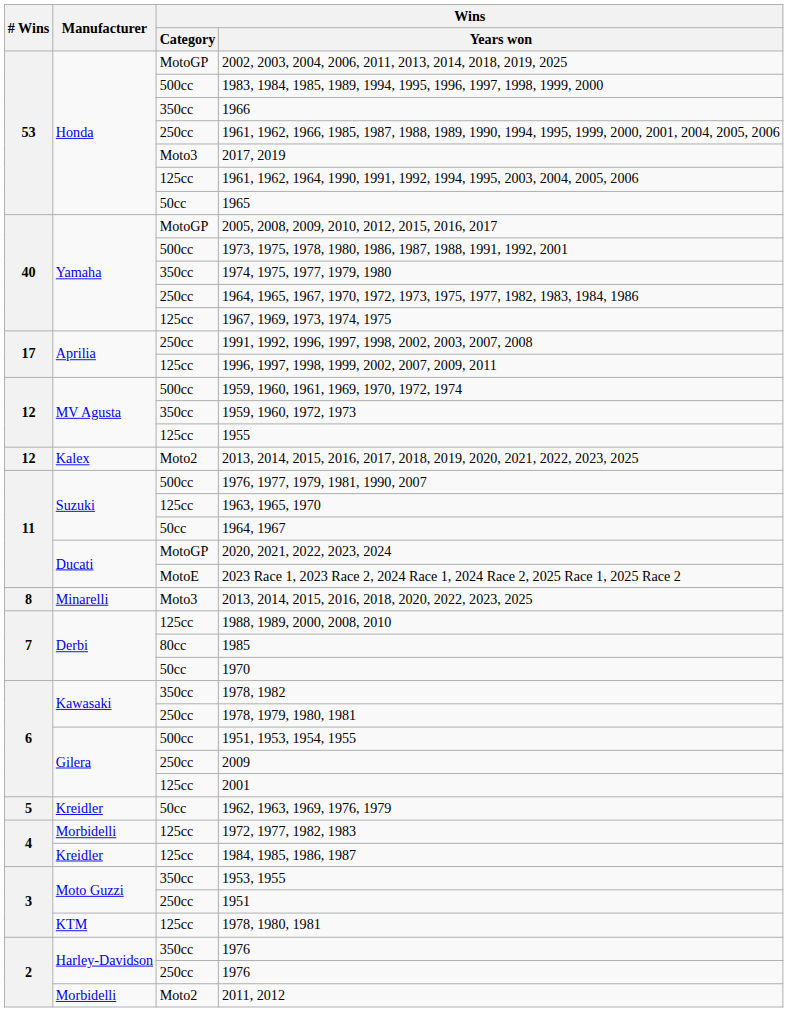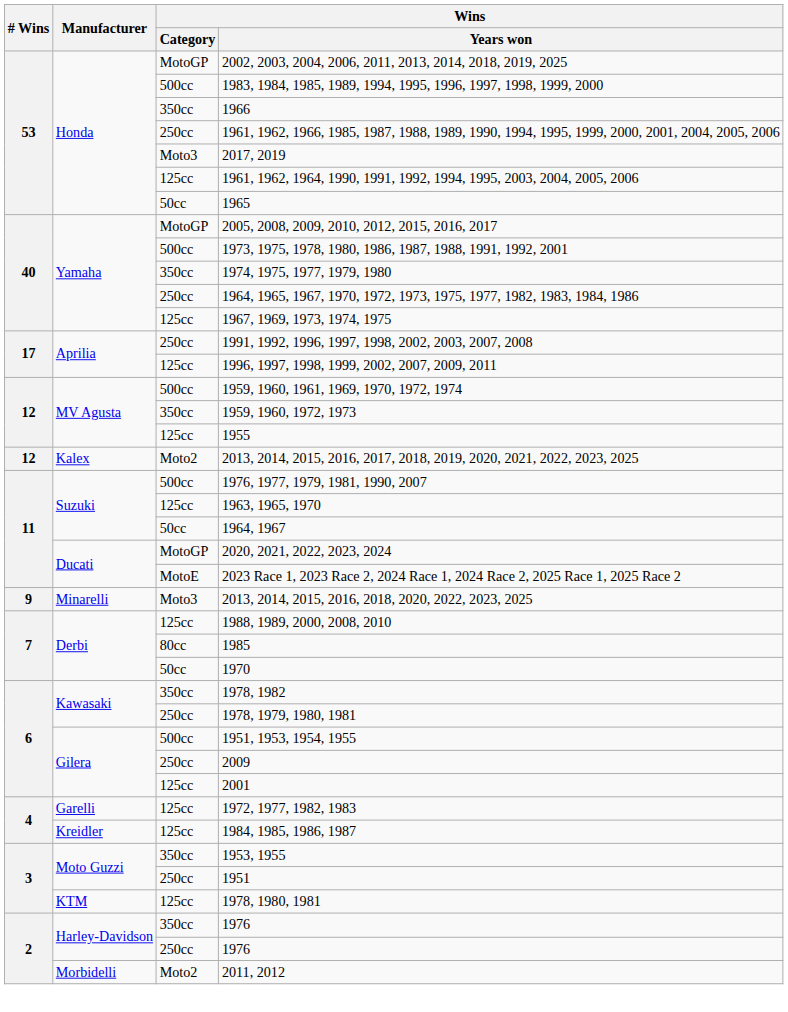(28, 599) 8 -> (28, 599) 9
- row: (173, 808)
(86, 832) Morbidelli -> (75, 808) Garelli
